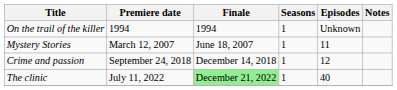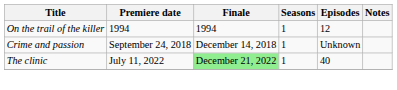(340, 28) Unknown -> (325, 28) 12
- row: (39, 45)
(325, 61) 12 -> (340, 45) Unknown
